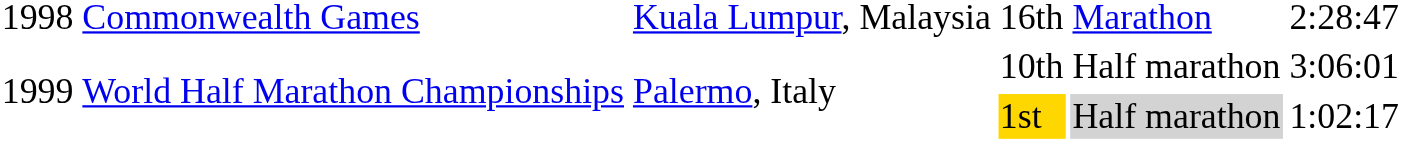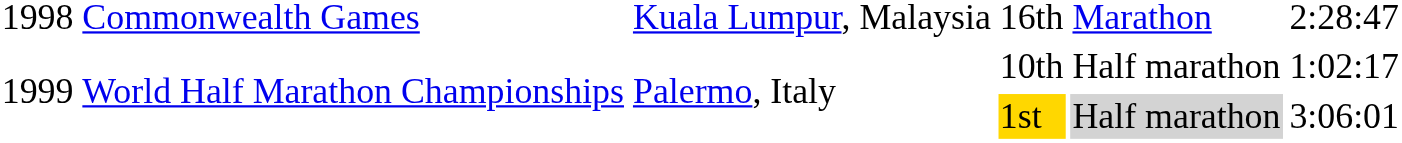(1344, 66) 3:06:01 -> (1344, 66) 1:02:17
(1344, 115) 1:02:17 -> (1344, 115) 3:06:01
